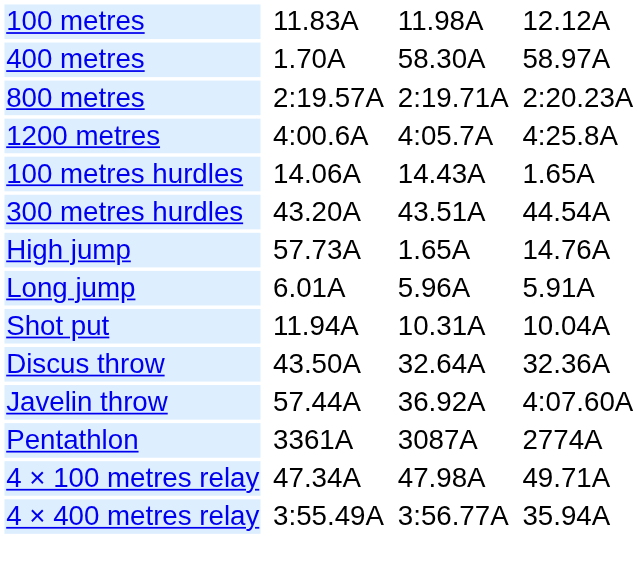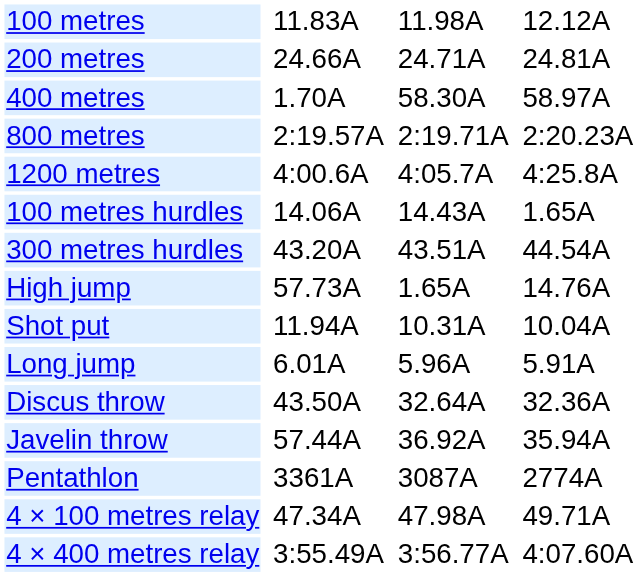+ row: (75, 59)
rows swapped: (71, 287) <-> (58, 325)
(578, 401) 4:07.60A -> (566, 440) 35.94A
(566, 516) 35.94A -> (578, 554) 4:07.60A
